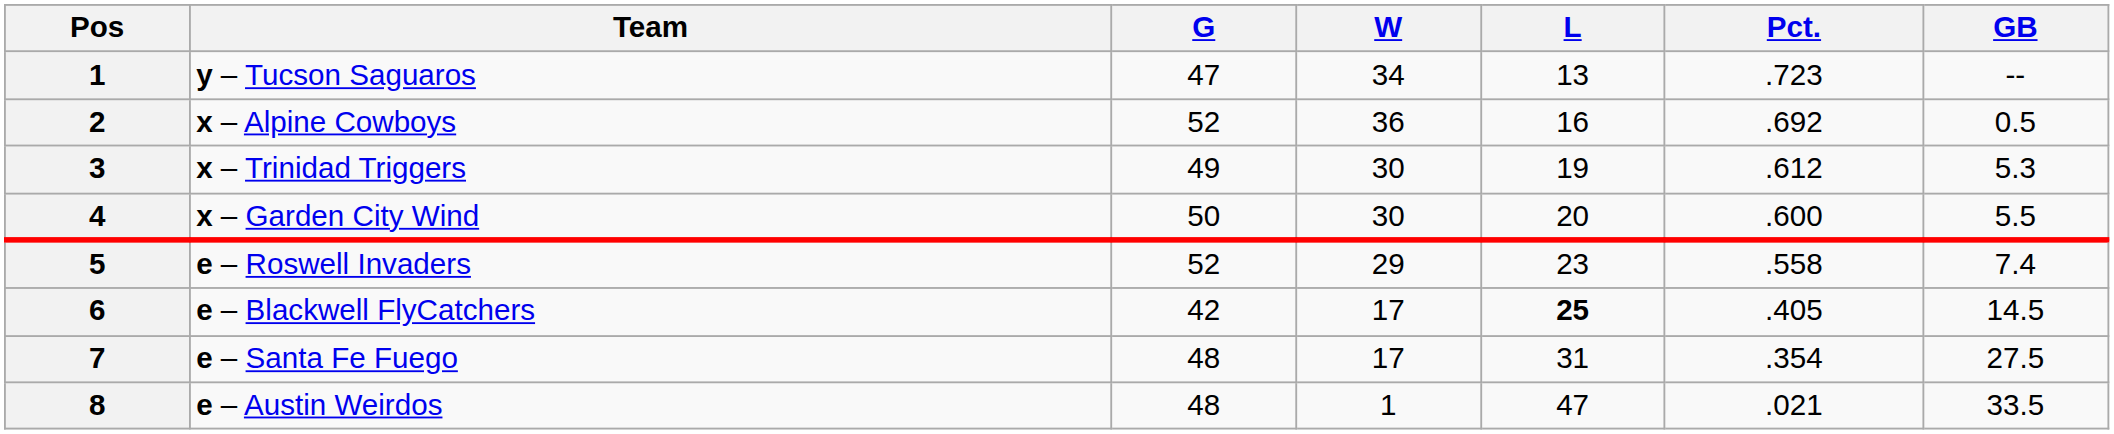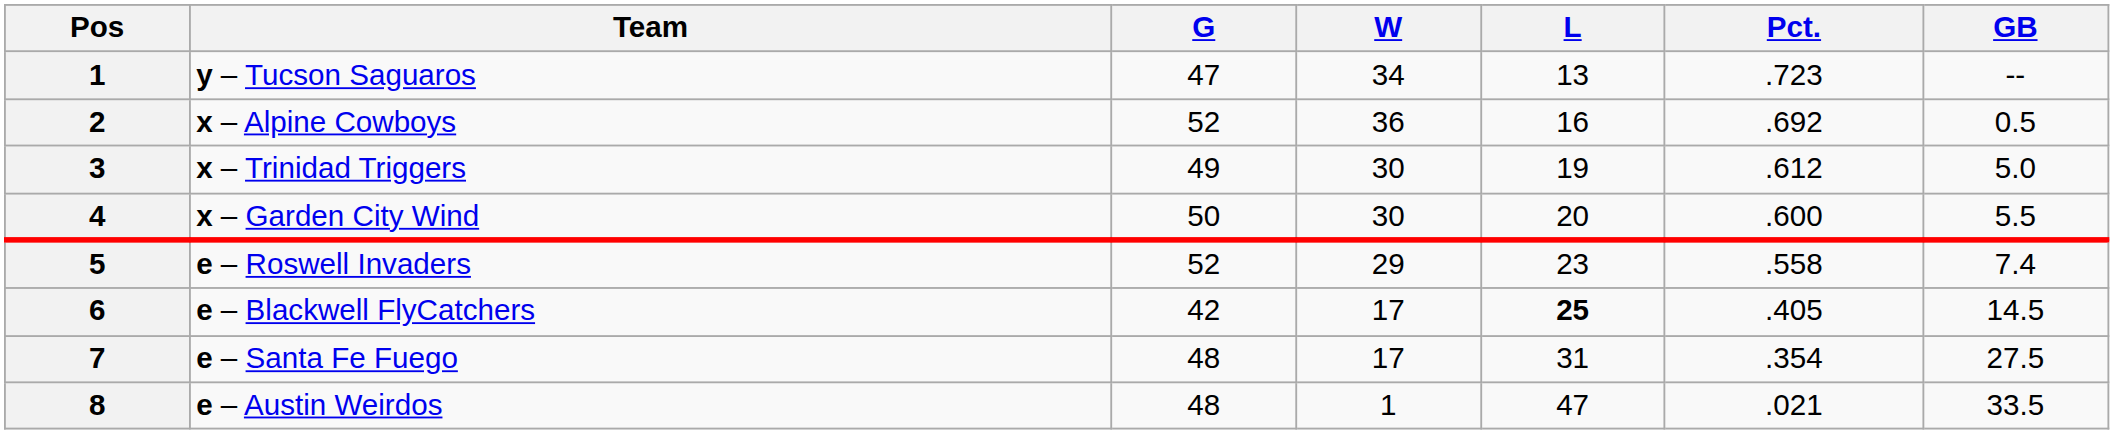(2015, 168) 5.3 -> (2015, 168) 5.0
